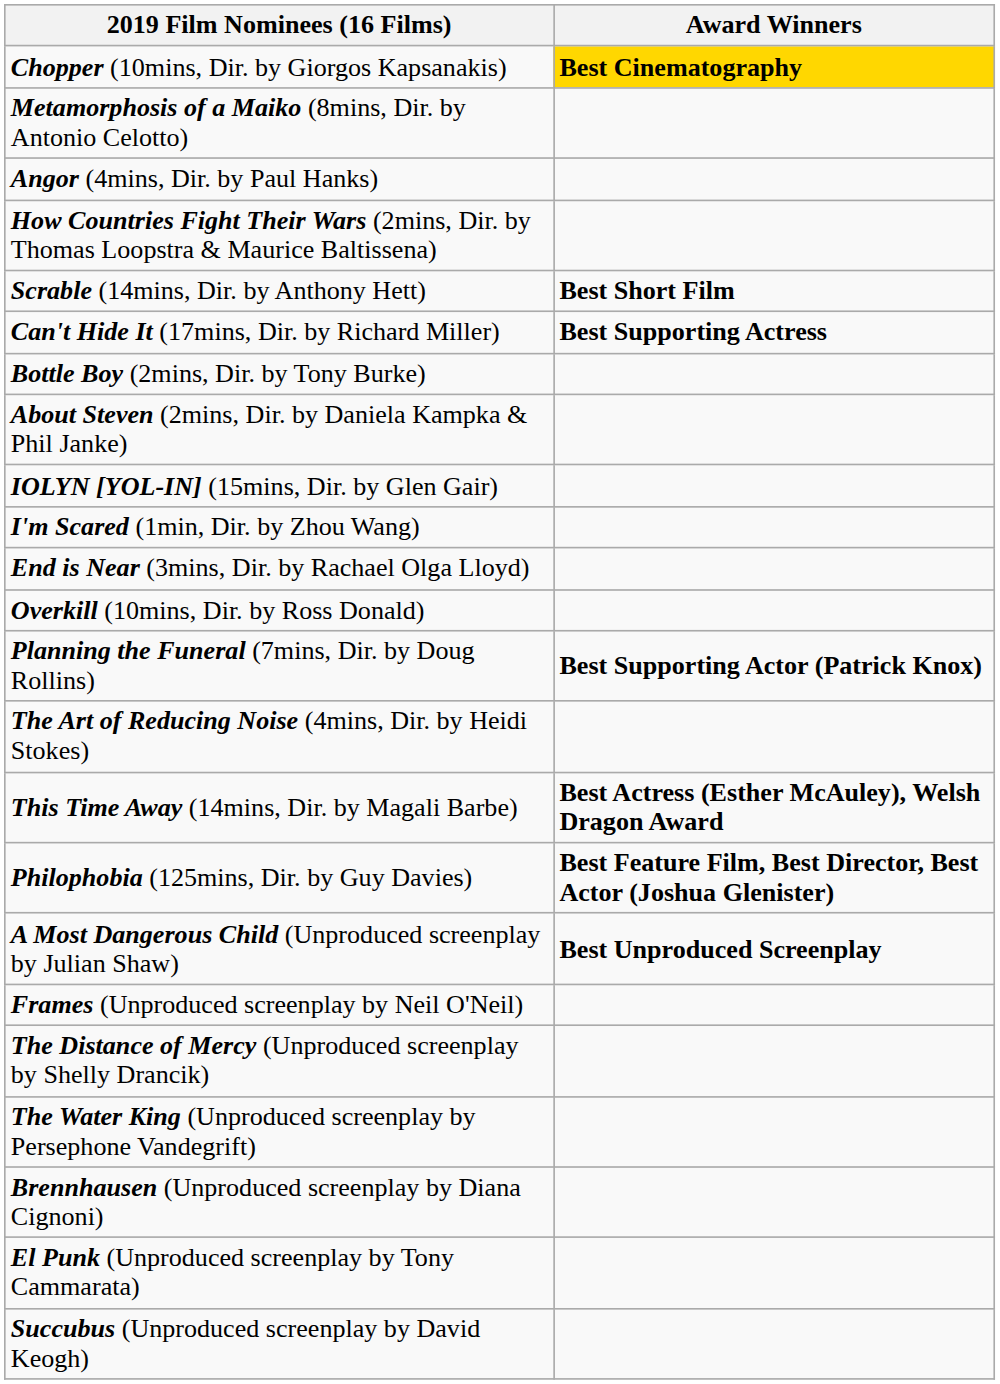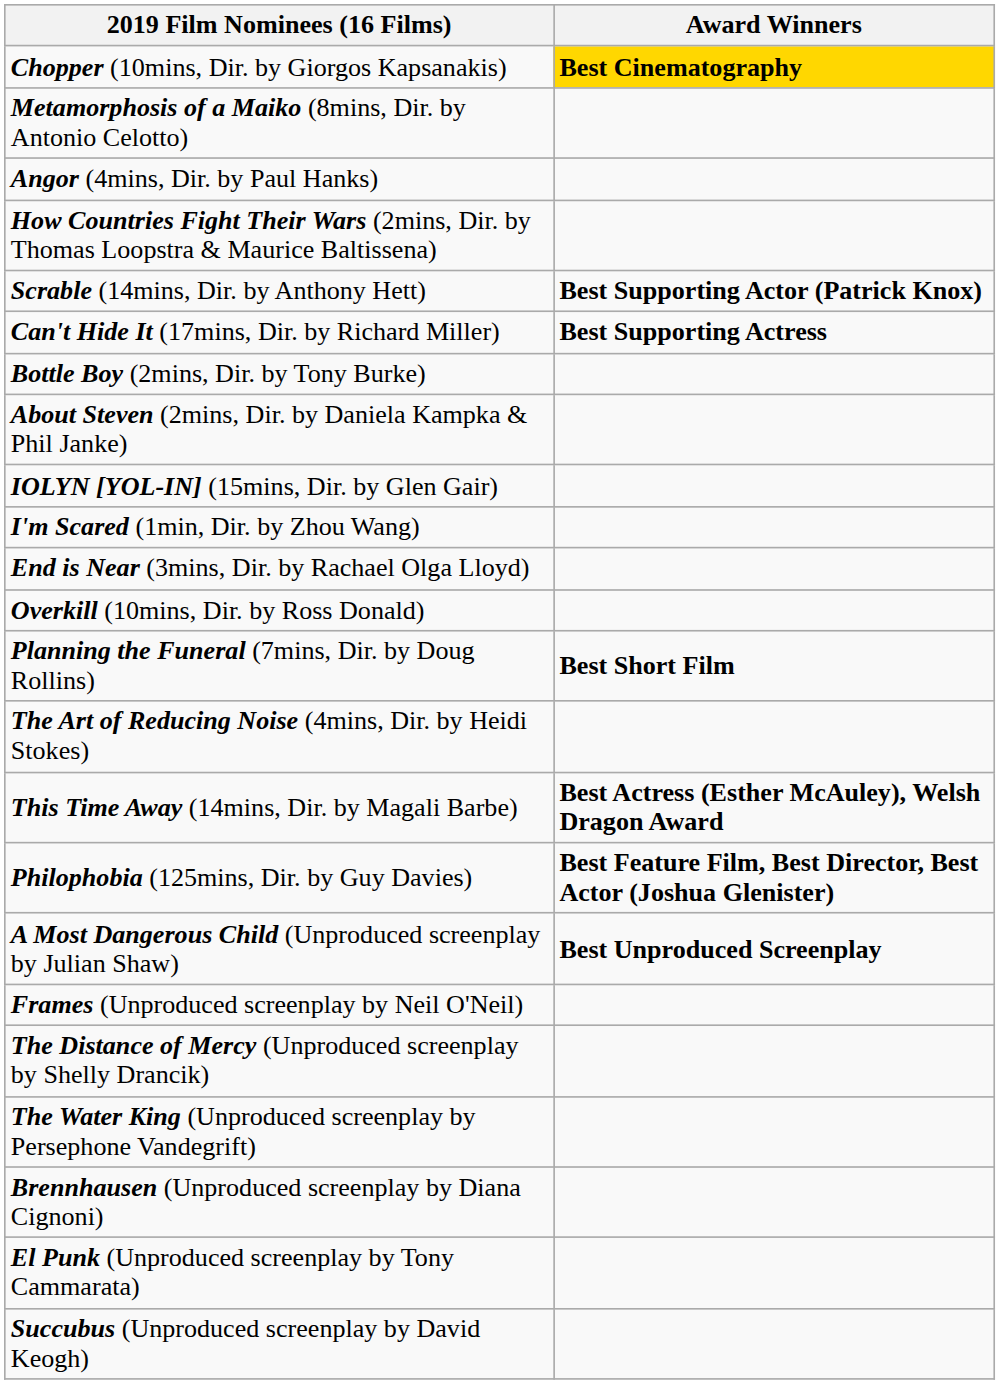(647, 290) Best Short Film -> (771, 290) Best Supporting Actor (Patrick Knox)
(771, 665) Best Supporting Actor (Patrick Knox) -> (647, 665) Best Short Film
